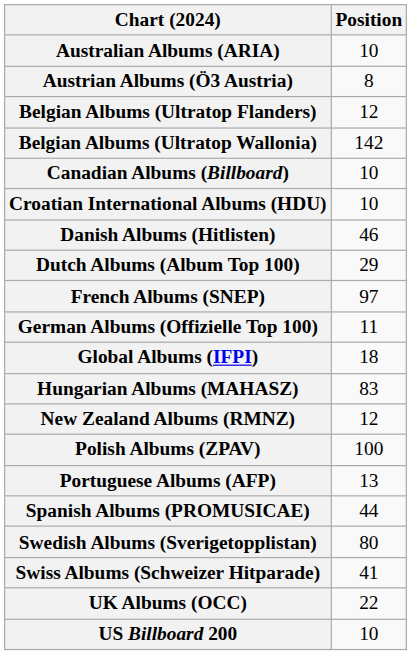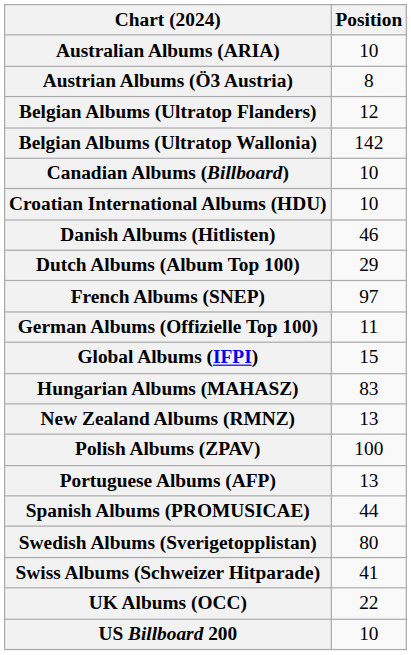(369, 357) 18 -> (369, 357) 15
(369, 419) 12 -> (369, 419) 13
